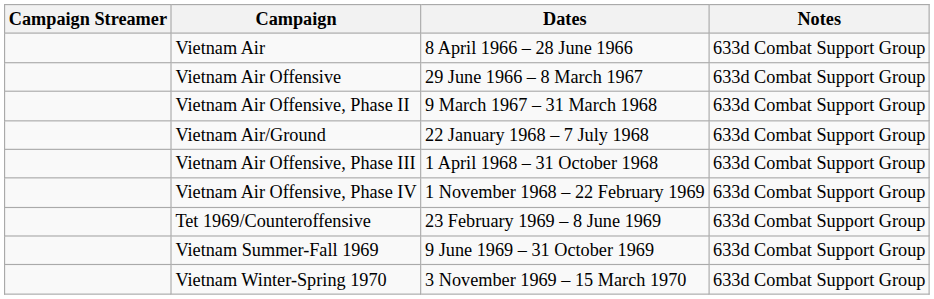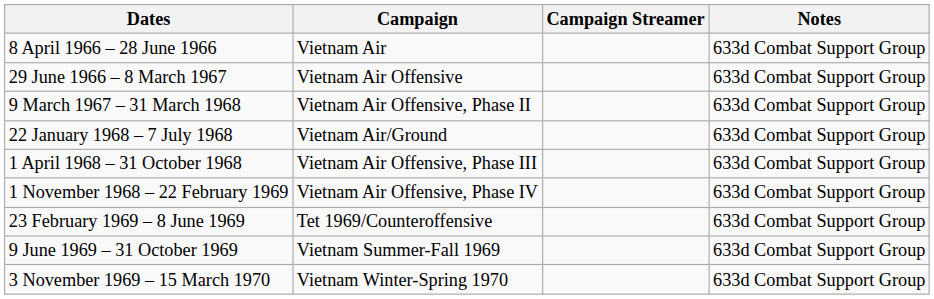columns swapped: (88, 18) <-> (565, 18)
